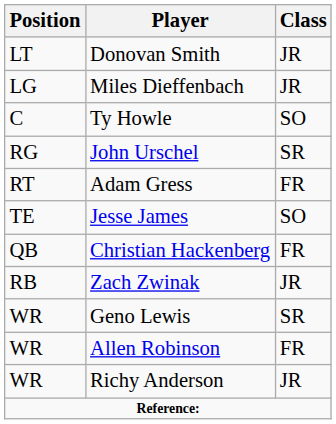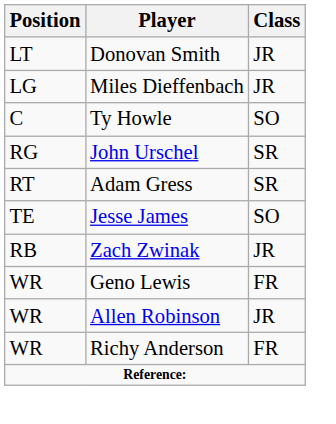(292, 184) FR -> (266, 184) SR
- row: (180, 250)
(292, 315) SR -> (266, 282) FR
(292, 348) FR -> (264, 315) JR
(291, 380) JR -> (266, 348) FR
